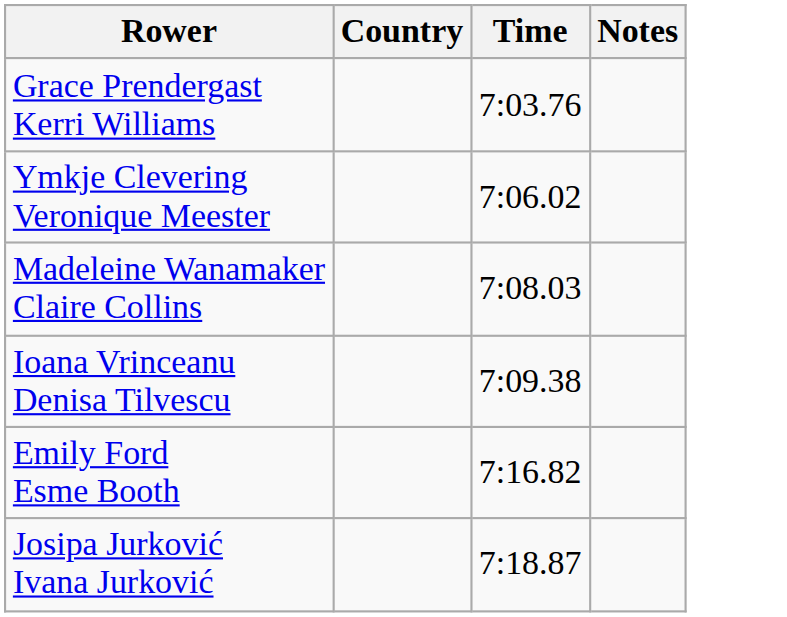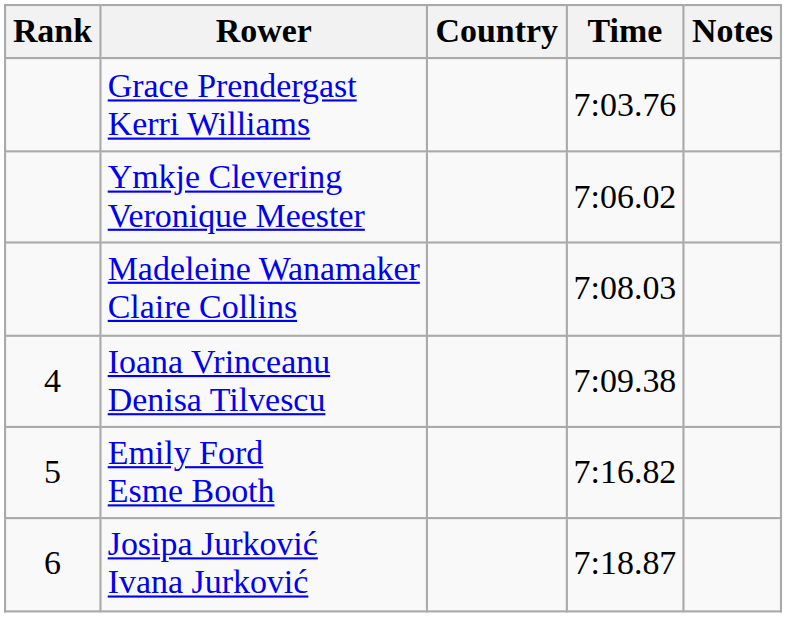+ column: (52, 31)
